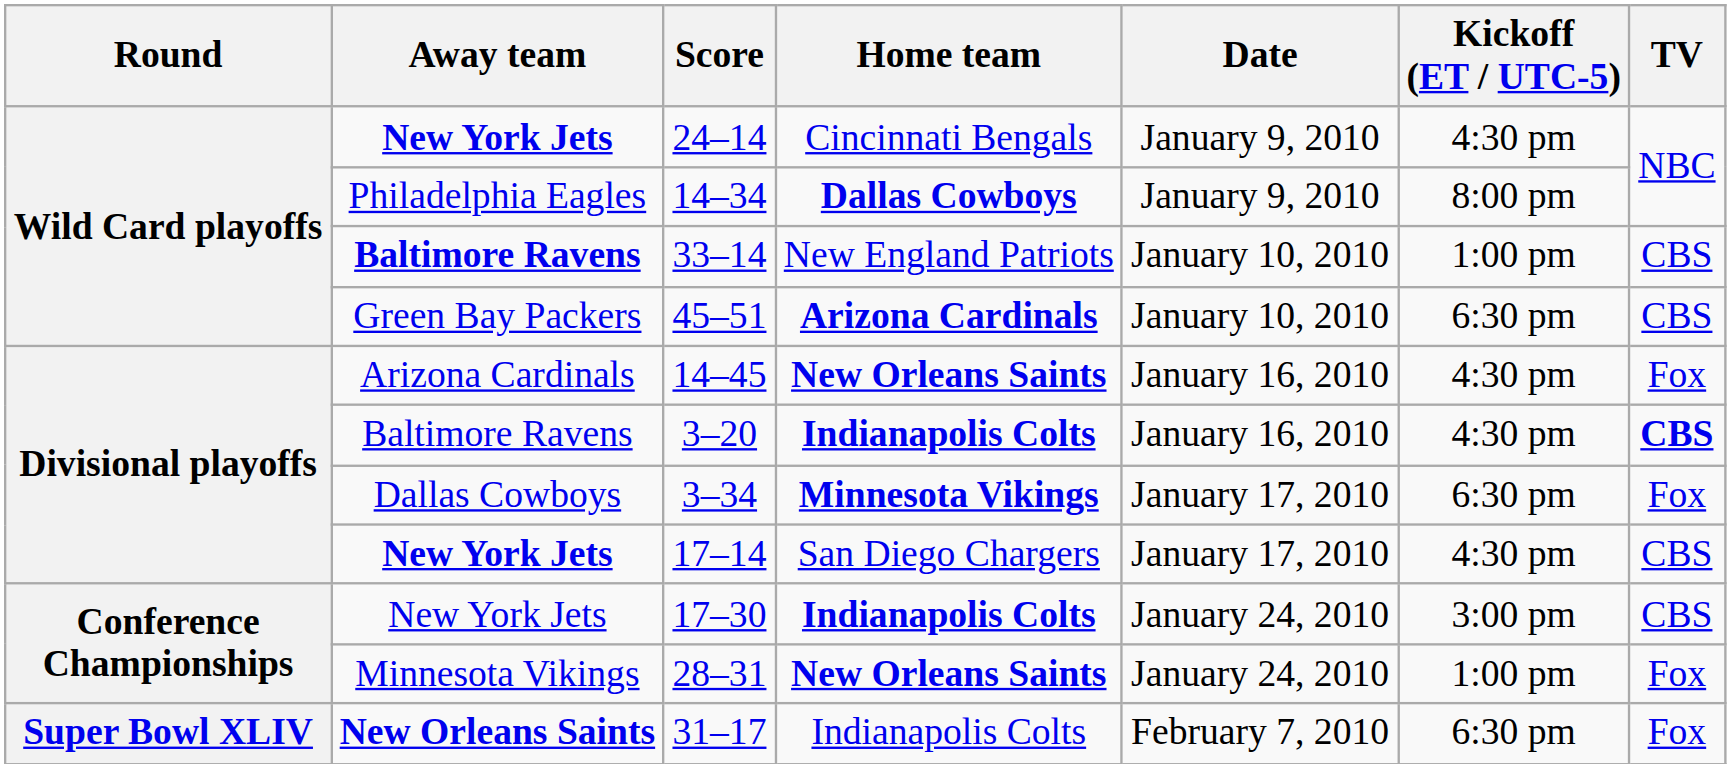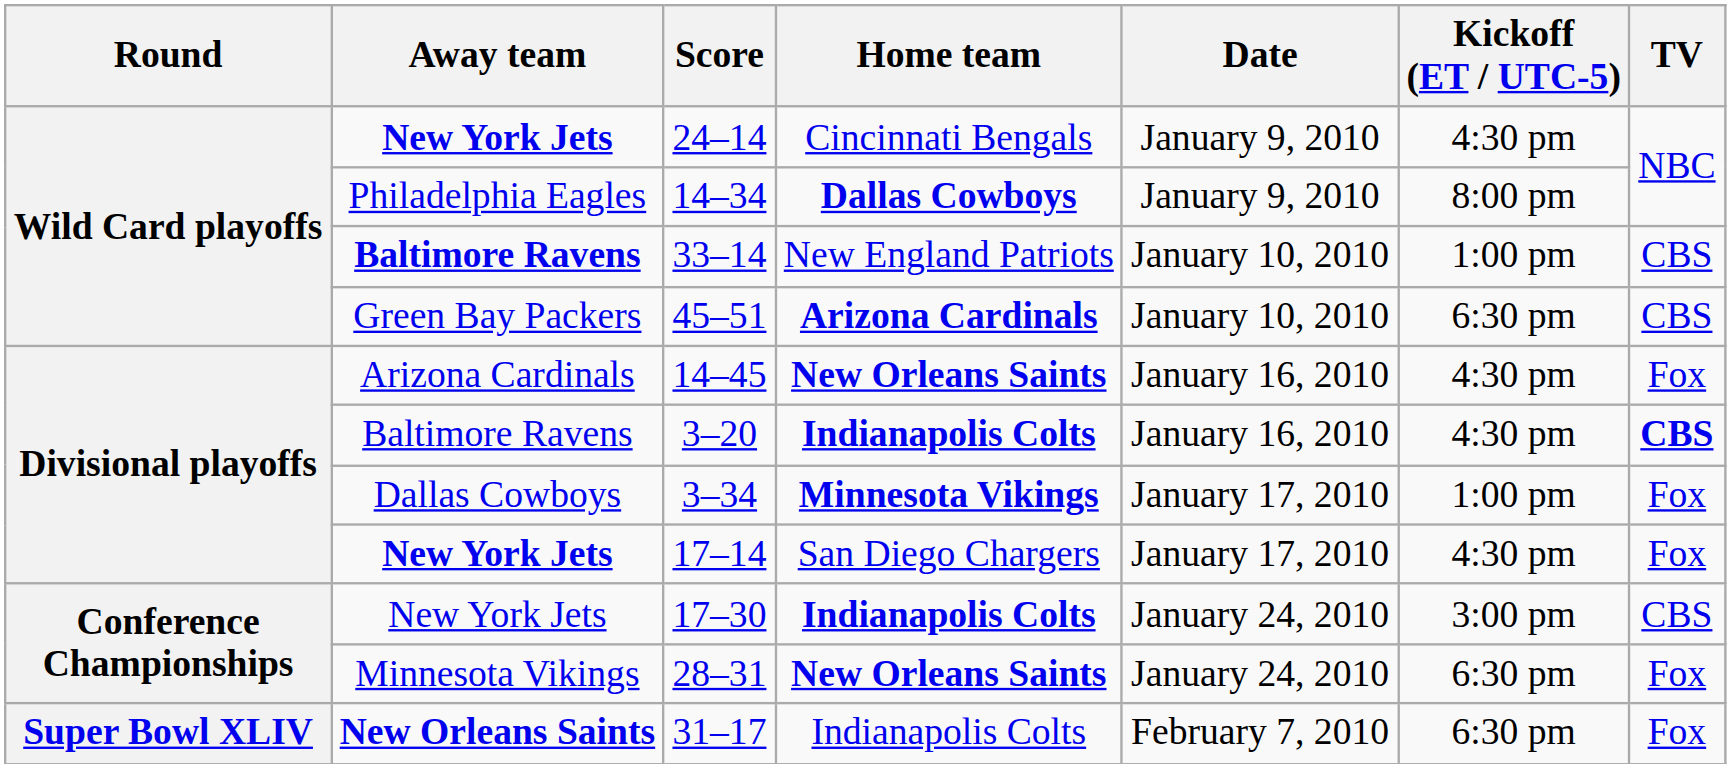(1514, 494) 6:30 pm -> (1514, 494) 1:00 pm
(1677, 553) CBS -> (1677, 553) Fox
(1514, 672) 1:00 pm -> (1514, 672) 6:30 pm
